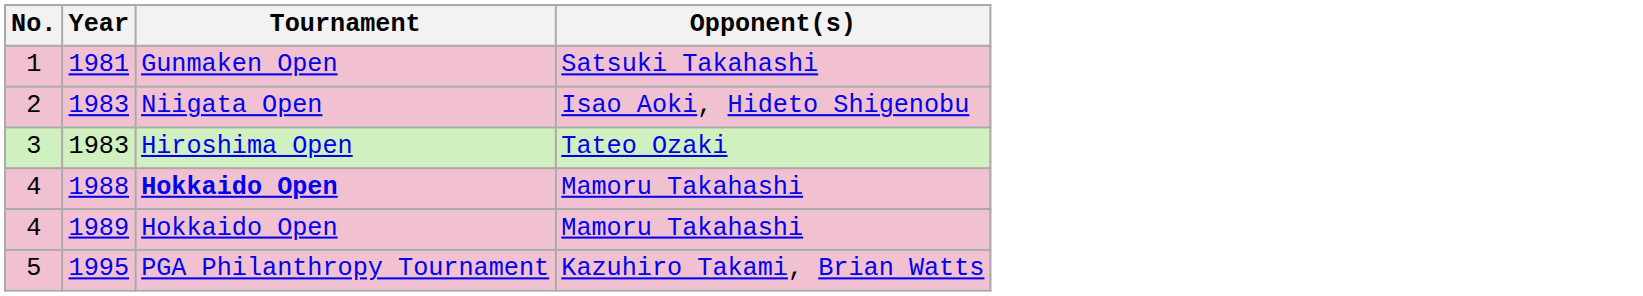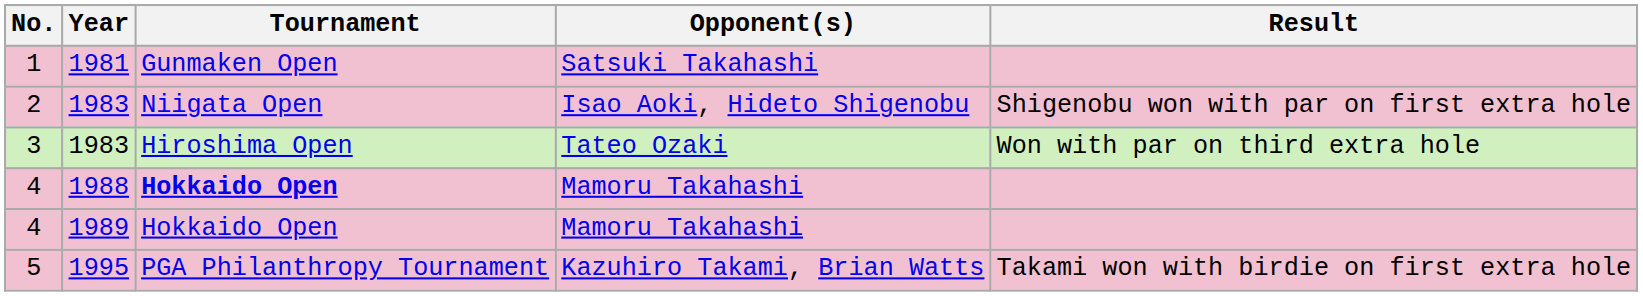+ column: (1314, 26)
